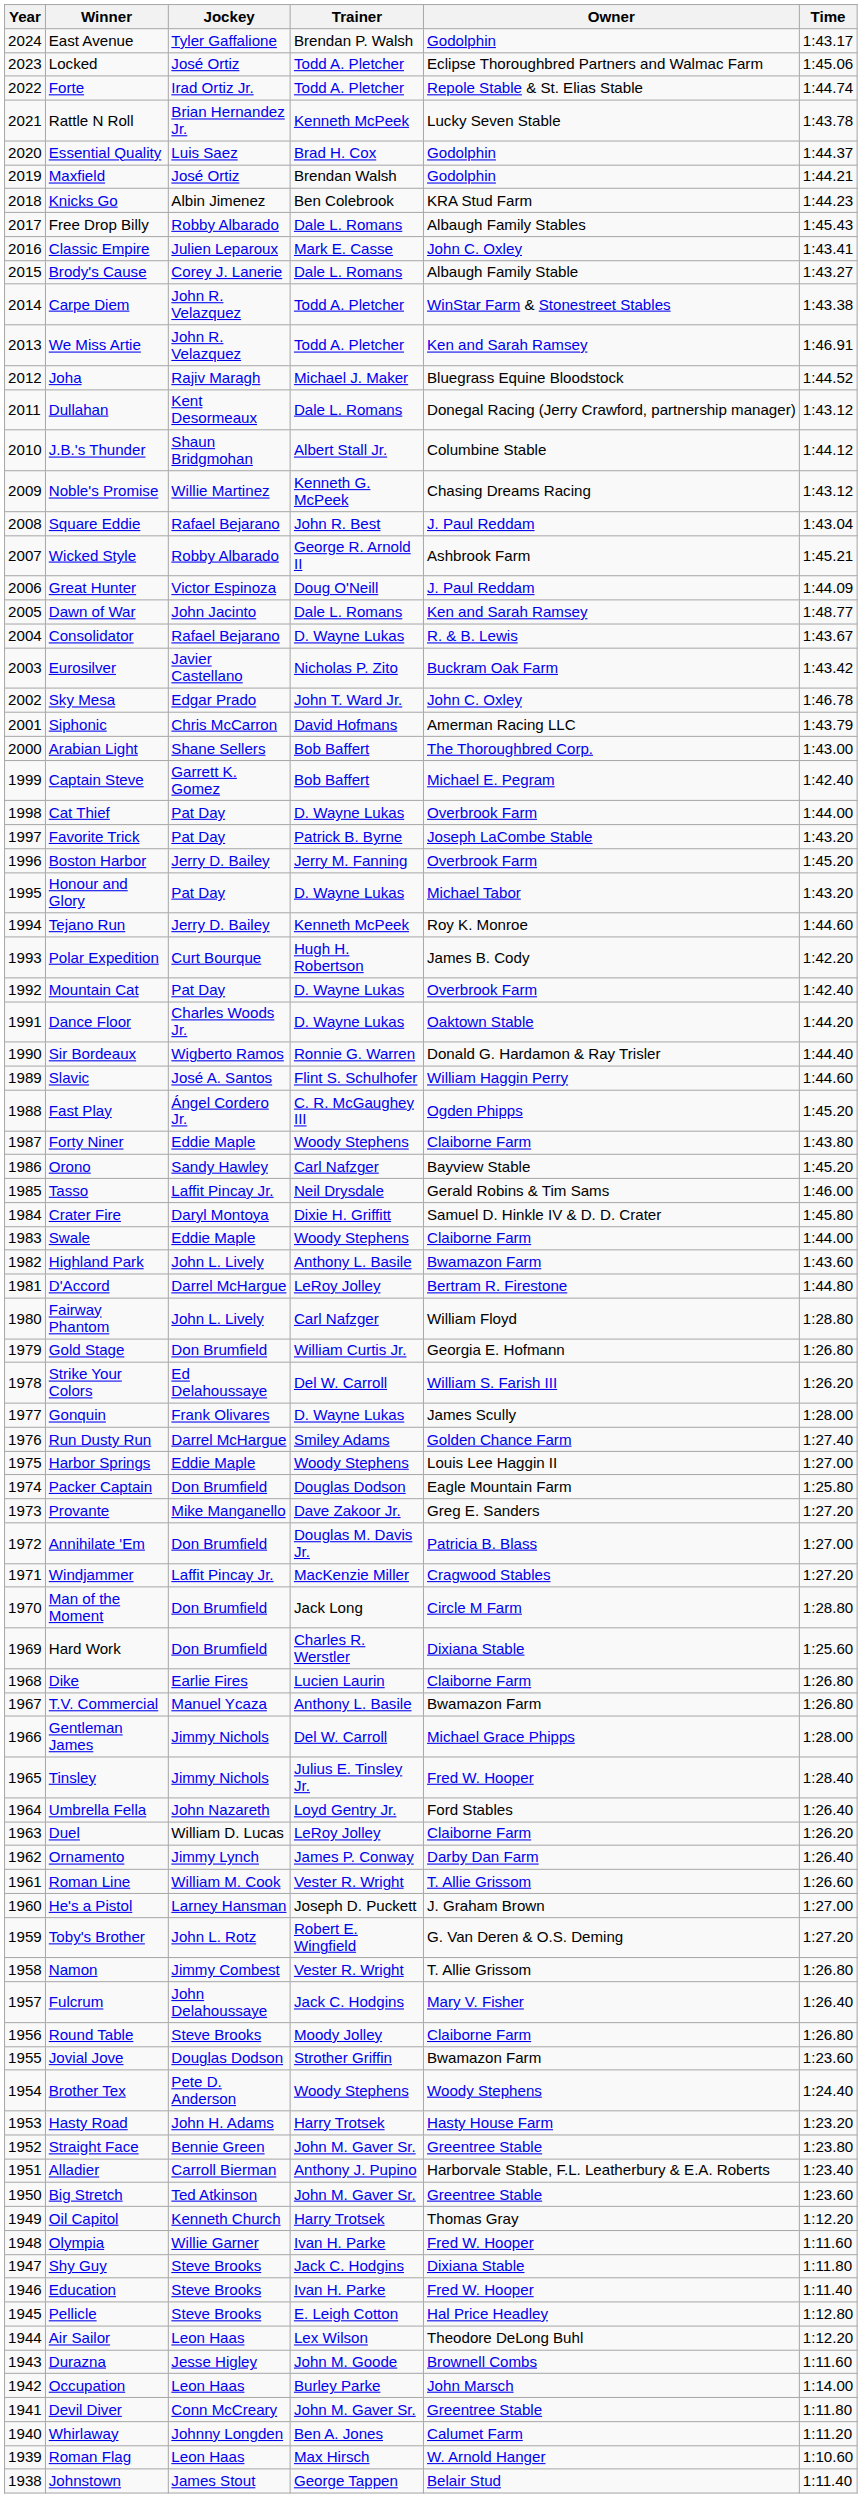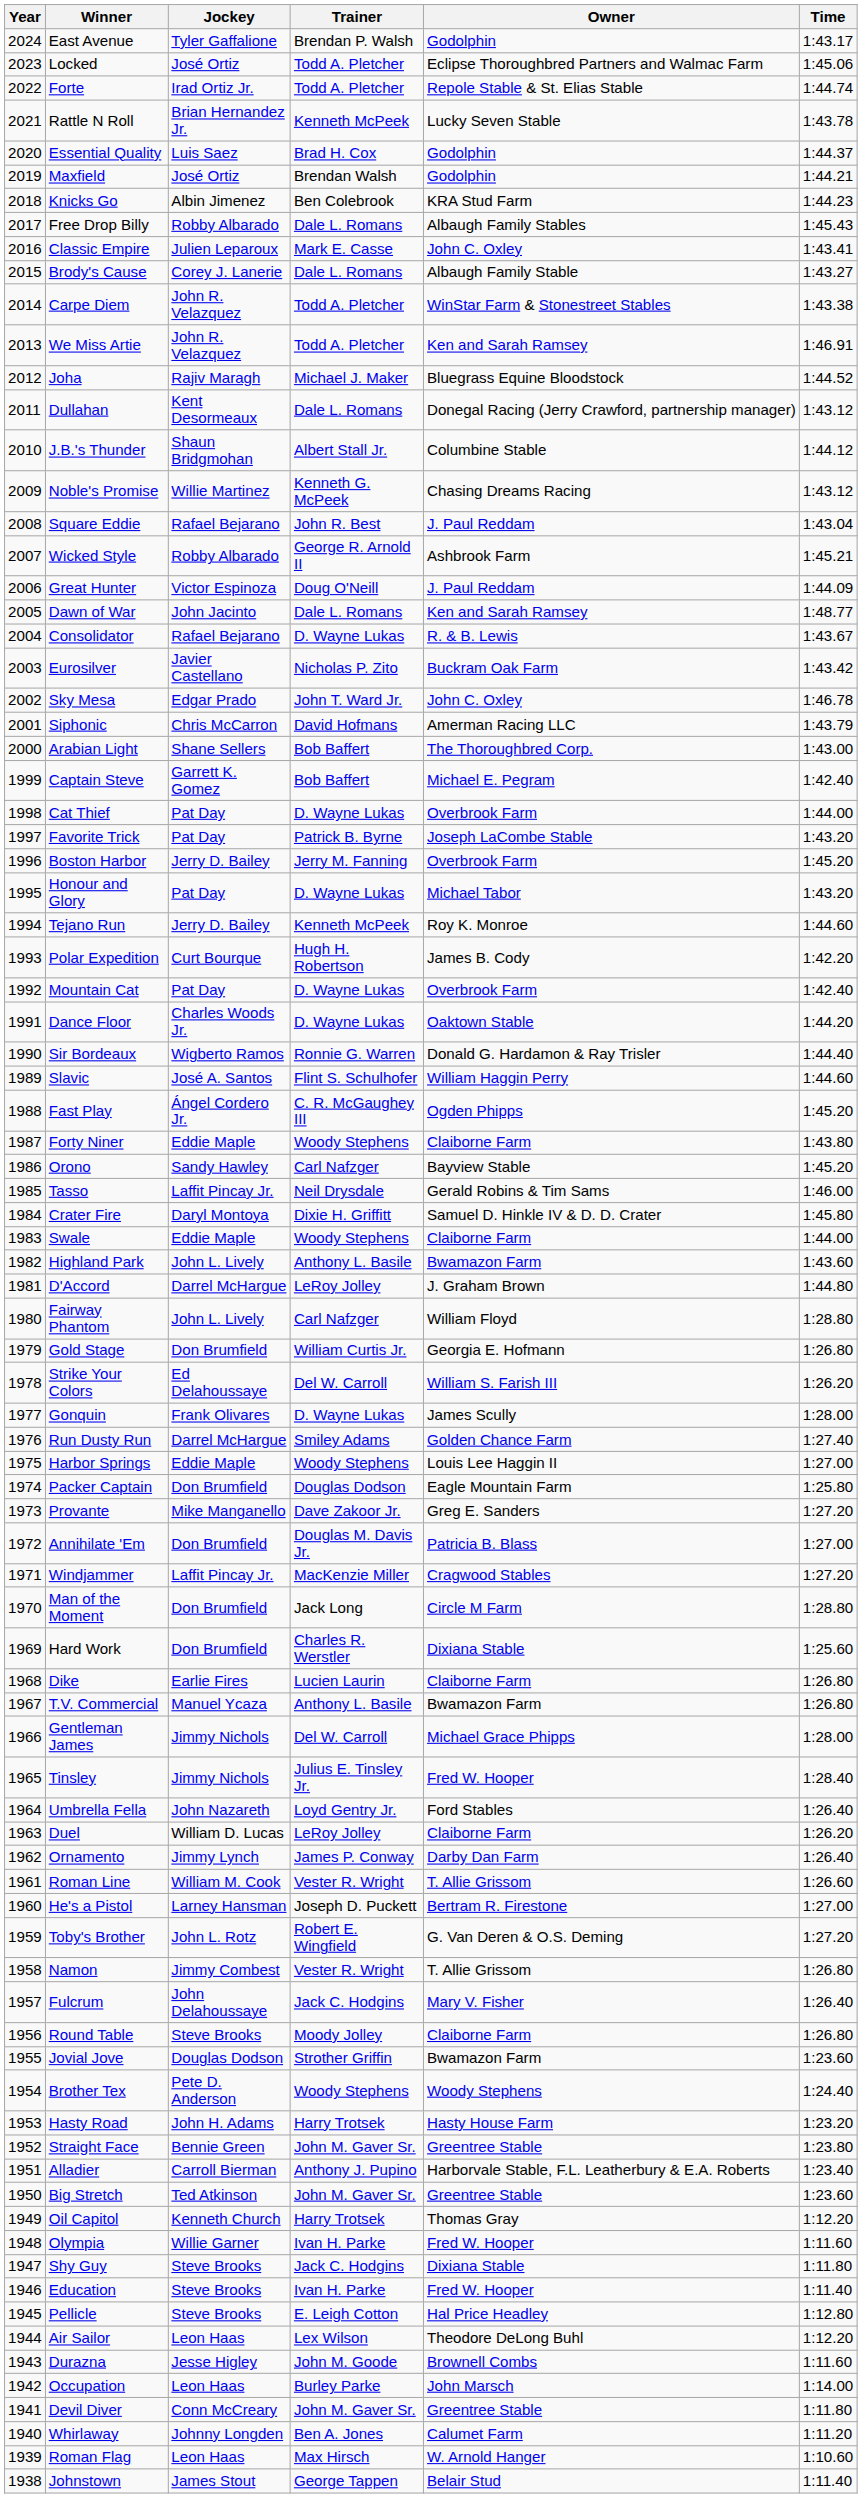(497, 1286) Bertram R. Firestone -> (486, 1286) J. Graham Brown
(486, 1906) J. Graham Brown -> (497, 1906) Bertram R. Firestone
